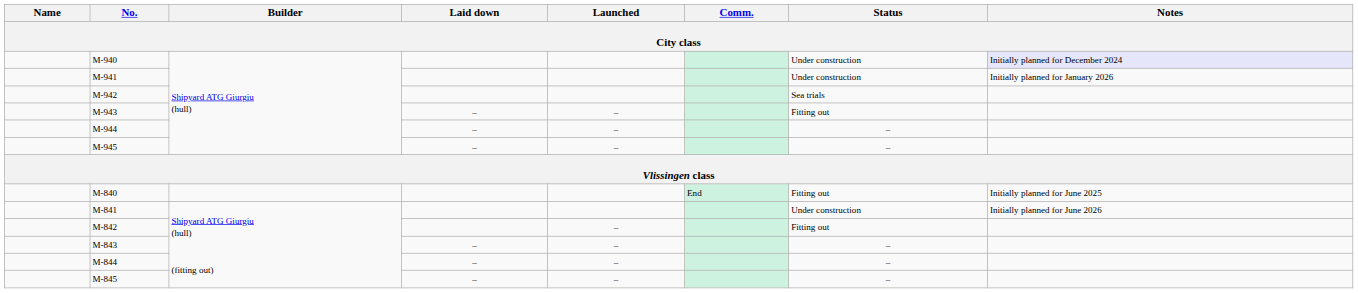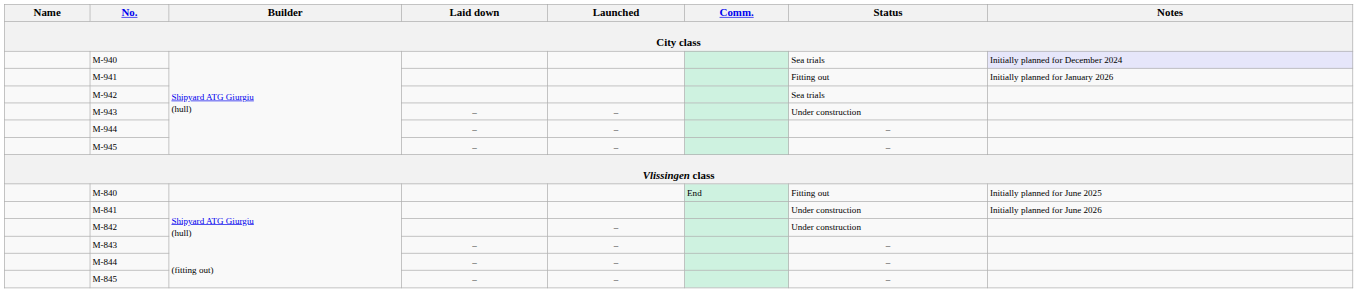(826, 60) Under construction -> (808, 60) Sea trials
(826, 77) Under construction -> (810, 77) Fitting out
(810, 112) Fitting out -> (826, 112) Under construction
(810, 228) Fitting out -> (826, 228) Under construction
